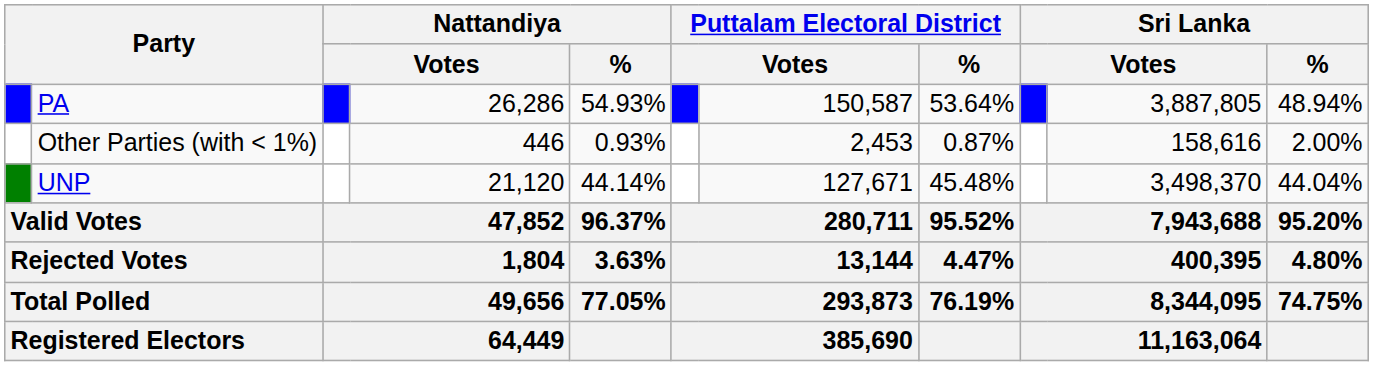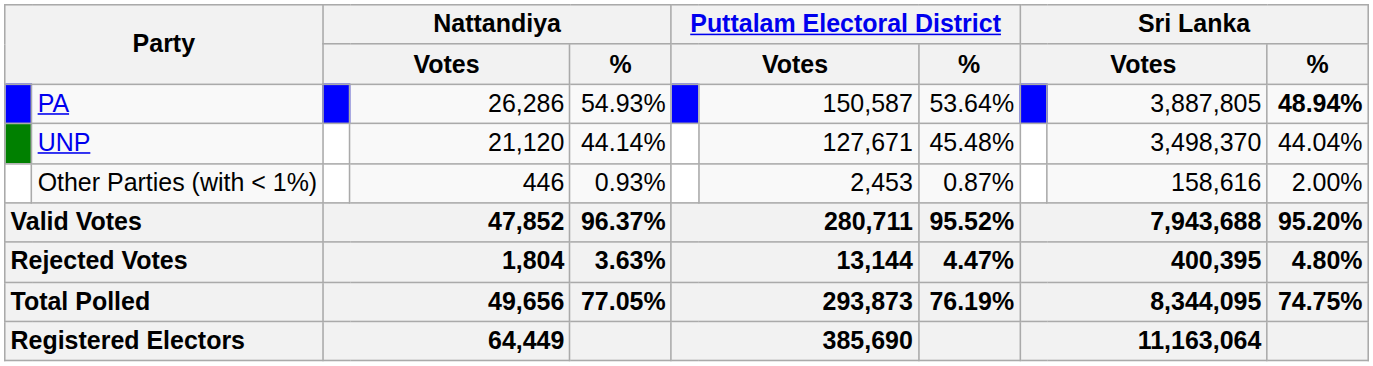(1320, 103) normal -> (1320, 103) bold
rows swapped: (64, 182) <-> (177, 143)
